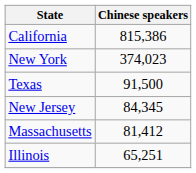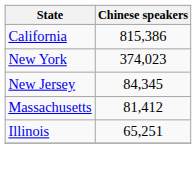- row: (25, 84)
